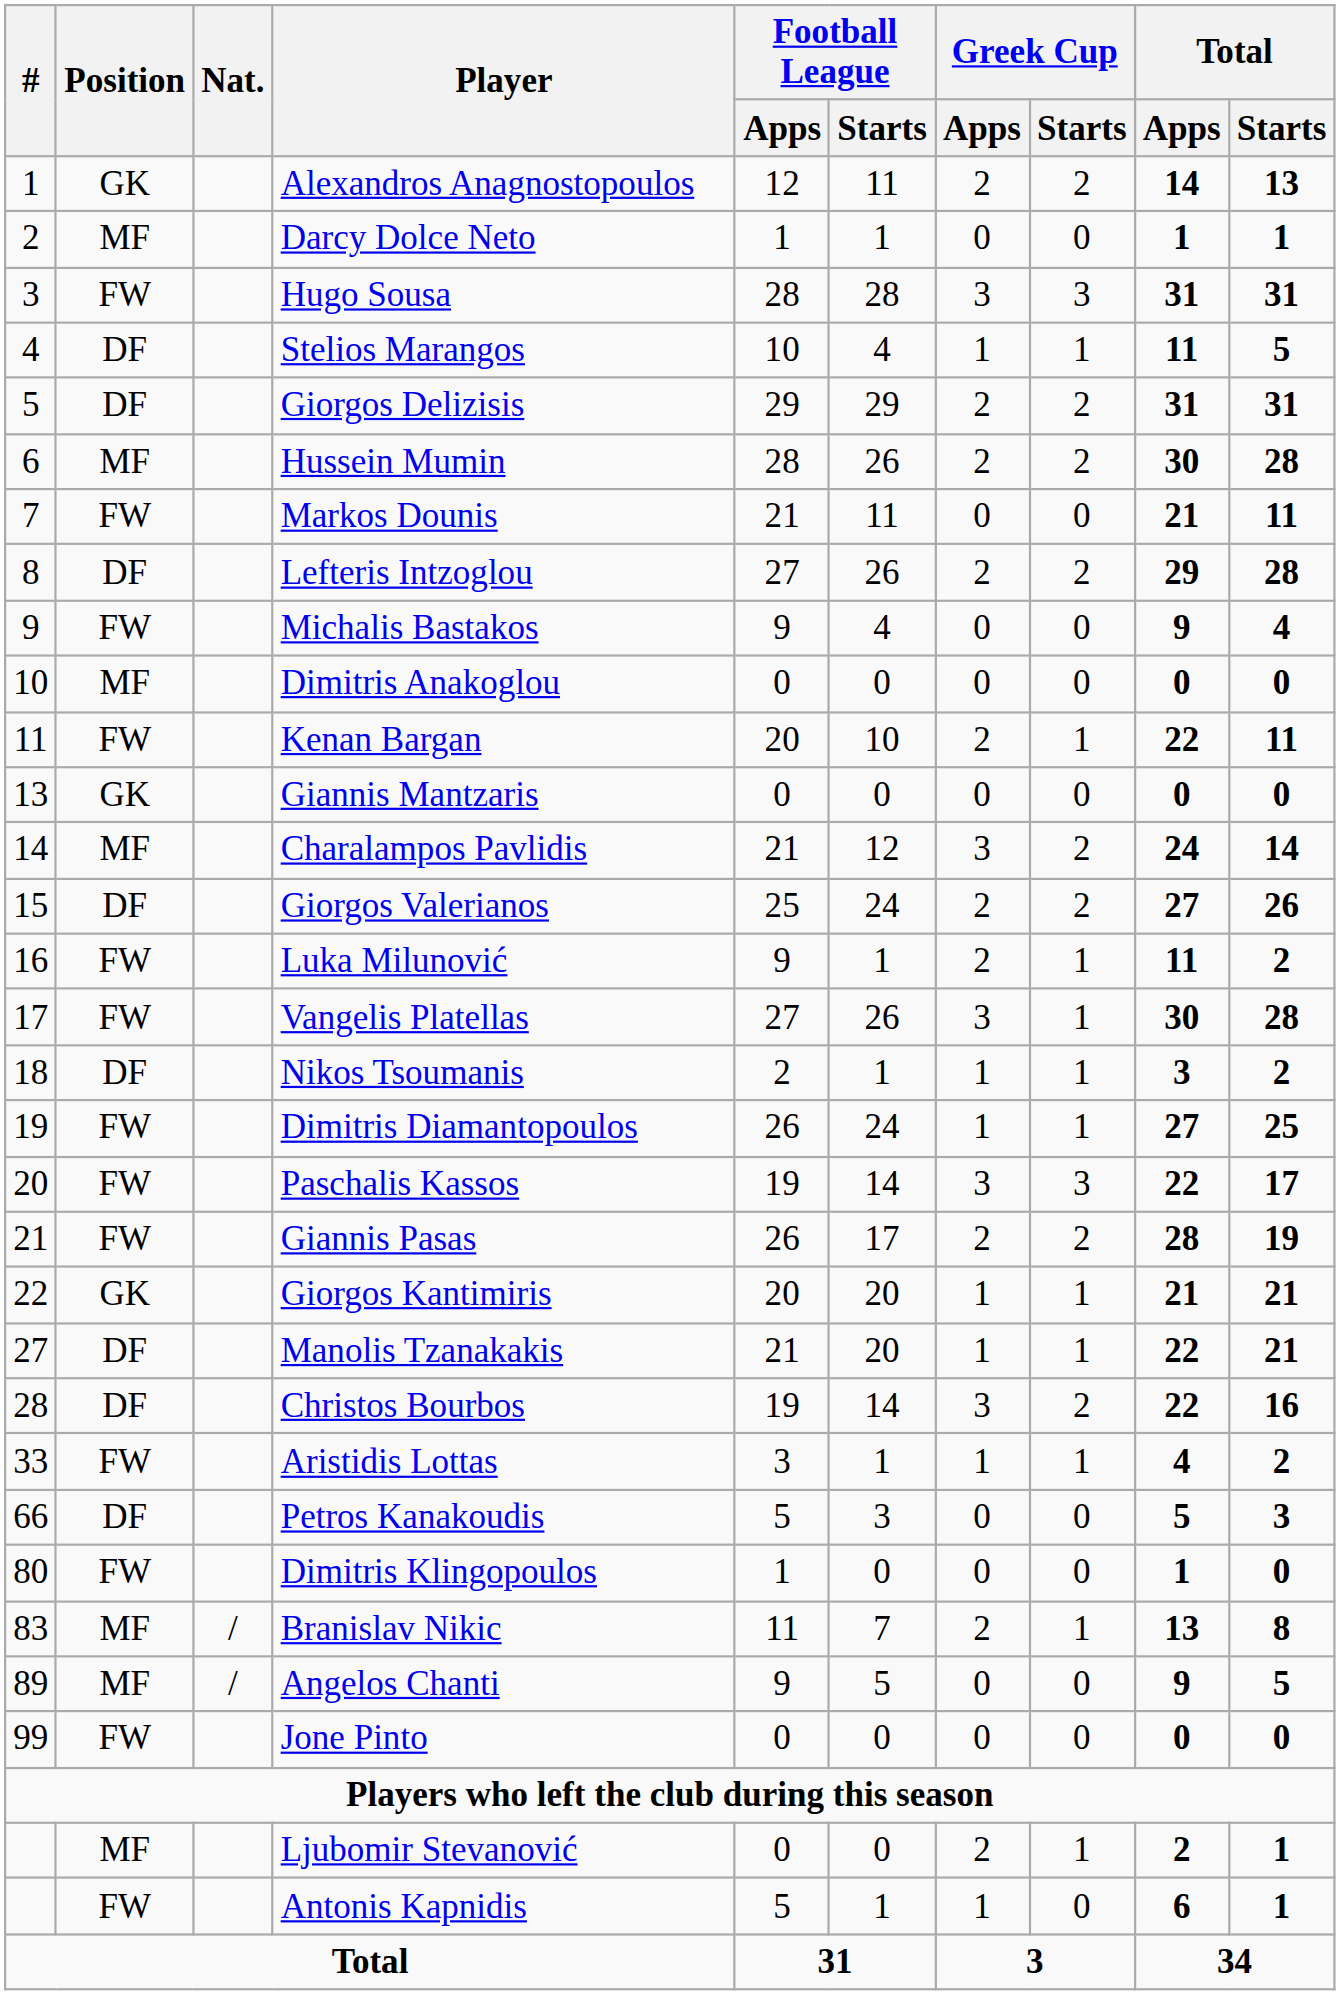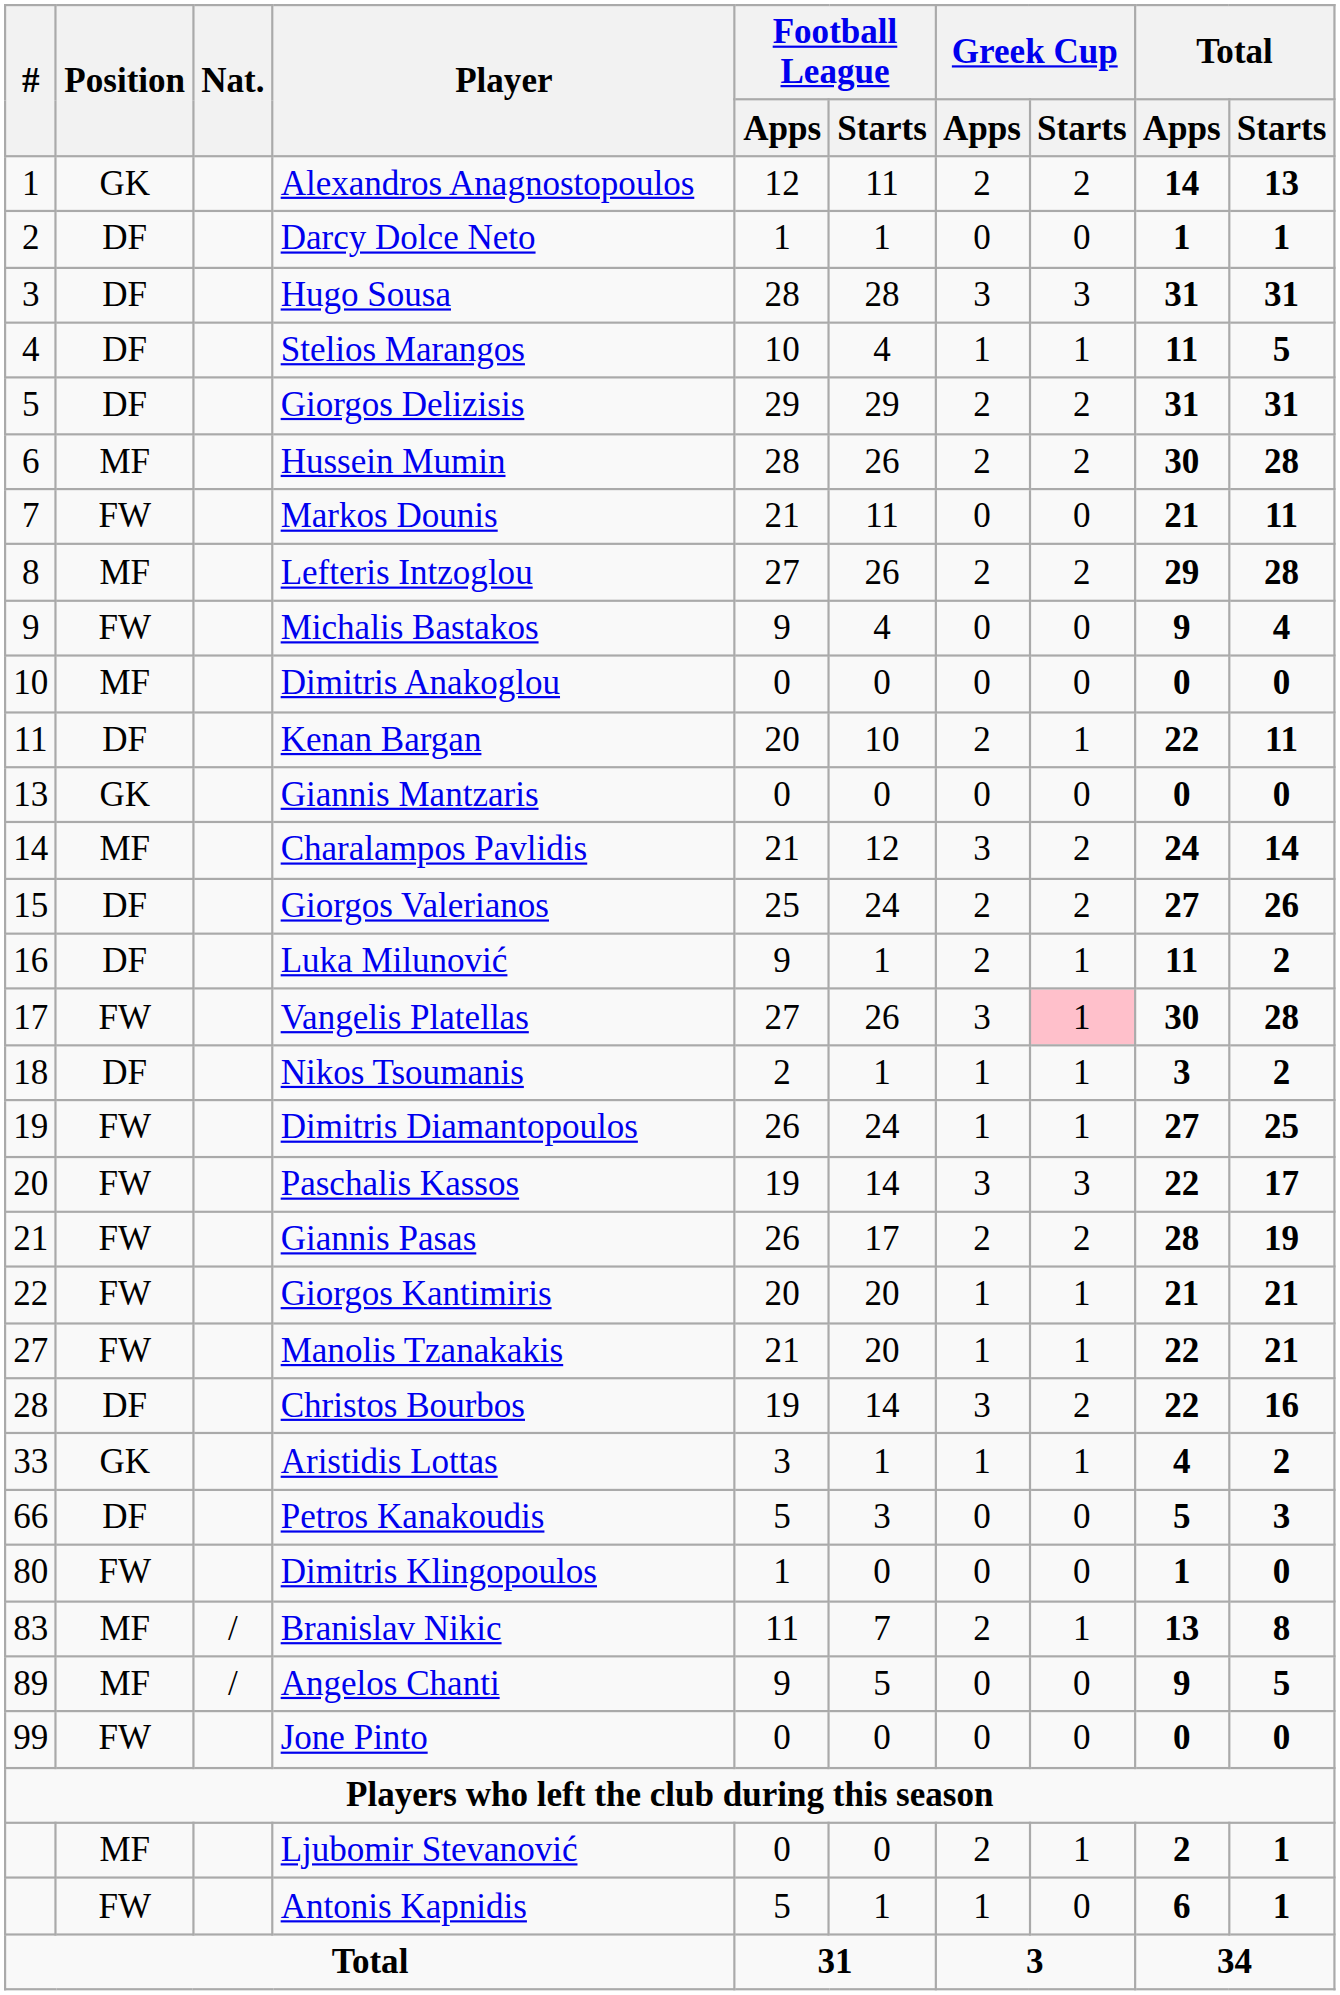(125, 238) MF -> (125, 238) DF
(125, 293) FW -> (125, 293) DF
(125, 571) DF -> (125, 571) MF
(125, 738) FW -> (125, 738) DF
(125, 960) FW -> (125, 960) DF
(1082, 1016) no background -> (1082, 1016) pink background
(125, 1294) GK -> (125, 1294) FW
(125, 1349) DF -> (125, 1349) FW
(125, 1460) FW -> (125, 1460) GK
